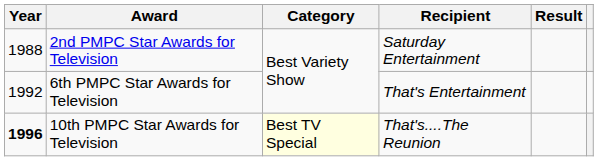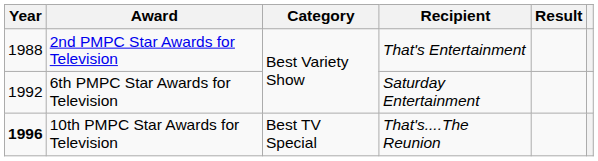(431, 50) Saturday Entertainment -> (454, 50) That's Entertainment
(454, 92) That's Entertainment -> (431, 92) Saturday Entertainment
(293, 134) lightyellow background -> (293, 134) no background
